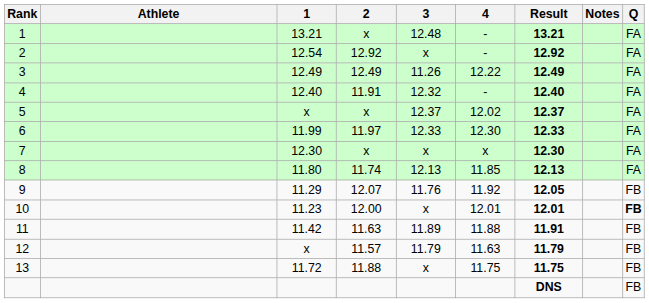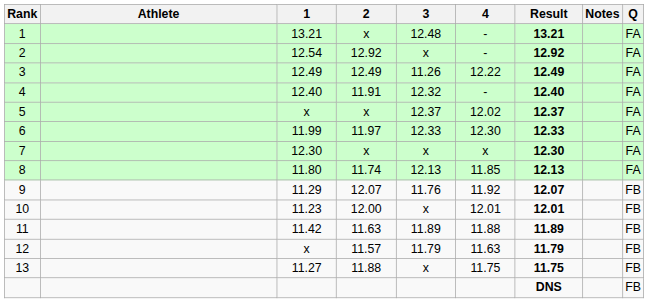(549, 190) 12.05 -> (549, 190) 12.07
(633, 209) bold -> (633, 209) normal
(549, 229) 11.91 -> (549, 229) 11.89
(307, 268) 11.72 -> (307, 268) 11.27
